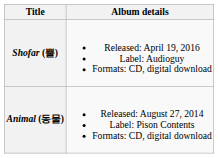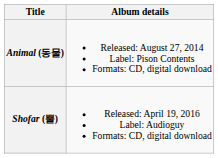rows swapped: (35, 119) <-> (35, 52)
